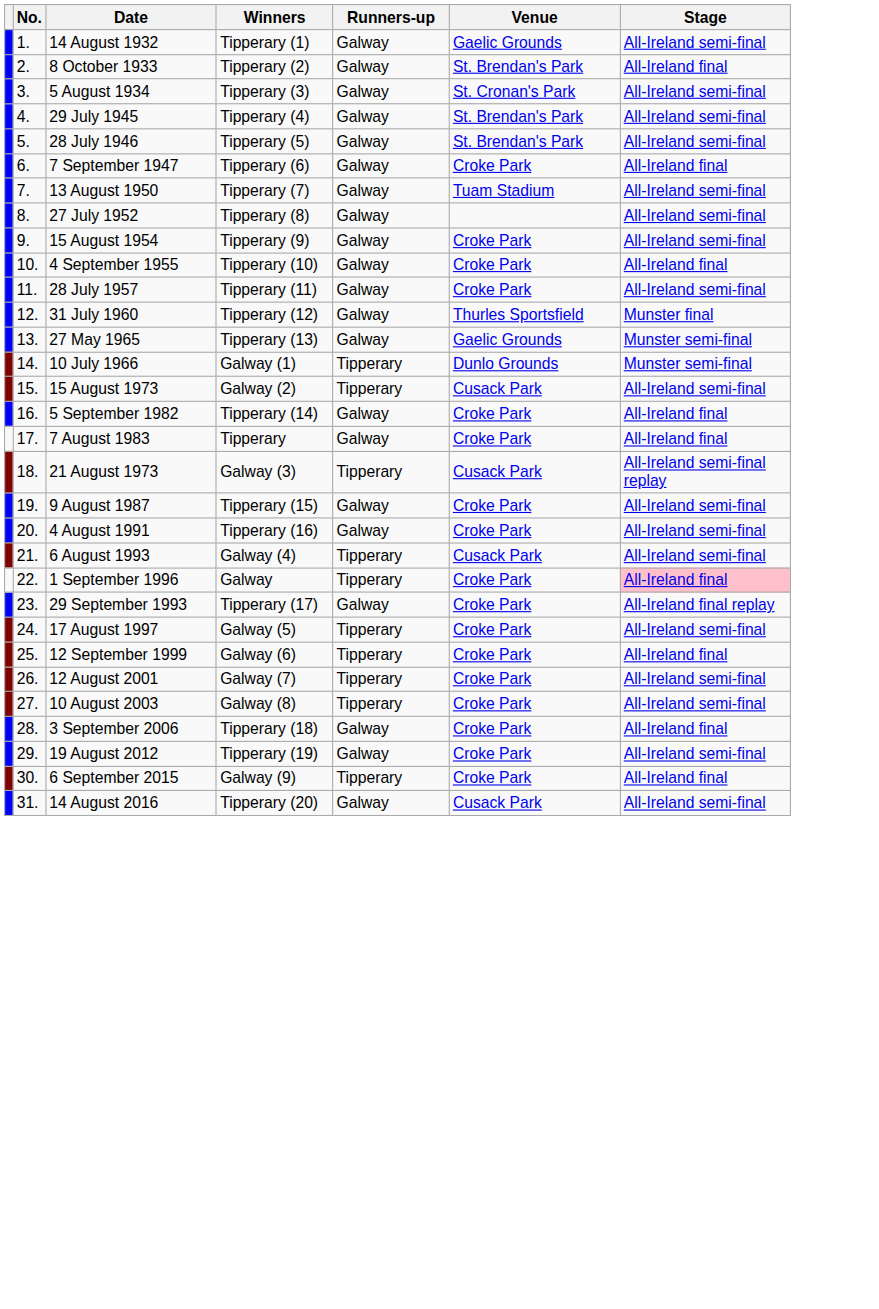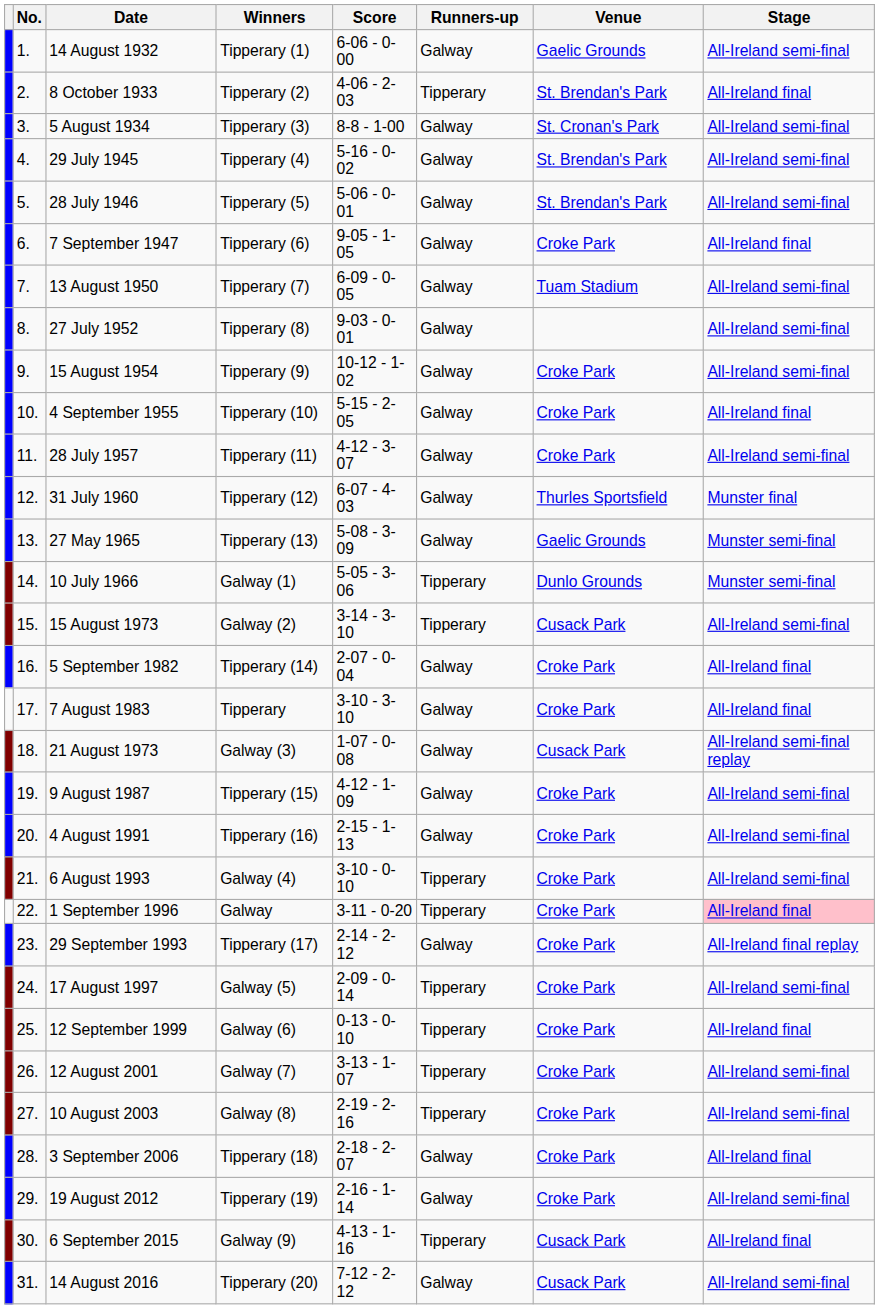+ column: (375, 17)
(363, 67) Galway -> (453, 93) Tipperary
(369, 472) Tipperary -> (446, 751) Galway
(497, 556) Cusack Park -> (576, 878) Croke Park
(492, 779) Croke Park -> (581, 1241) Cusack Park
